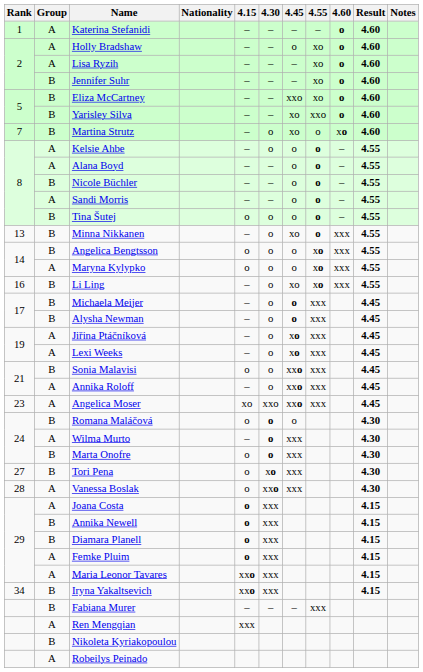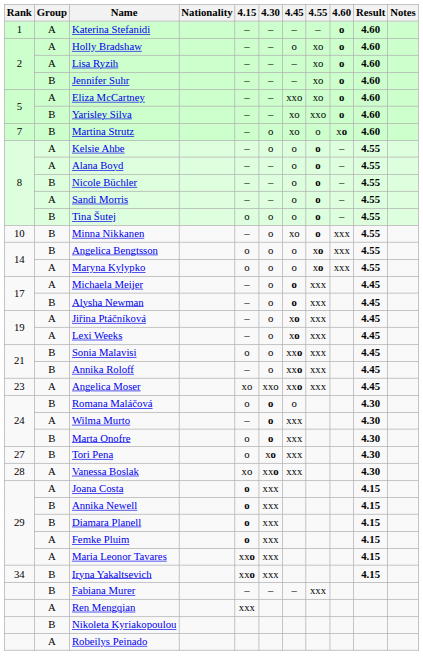(52, 98) B -> (52, 98) A
(19, 234) 13 -> (19, 234) 10
- row: (88, 285)
(52, 302) B -> (52, 285) A
(52, 387) A -> (52, 370) B
(247, 489) o -> (247, 472) xo
